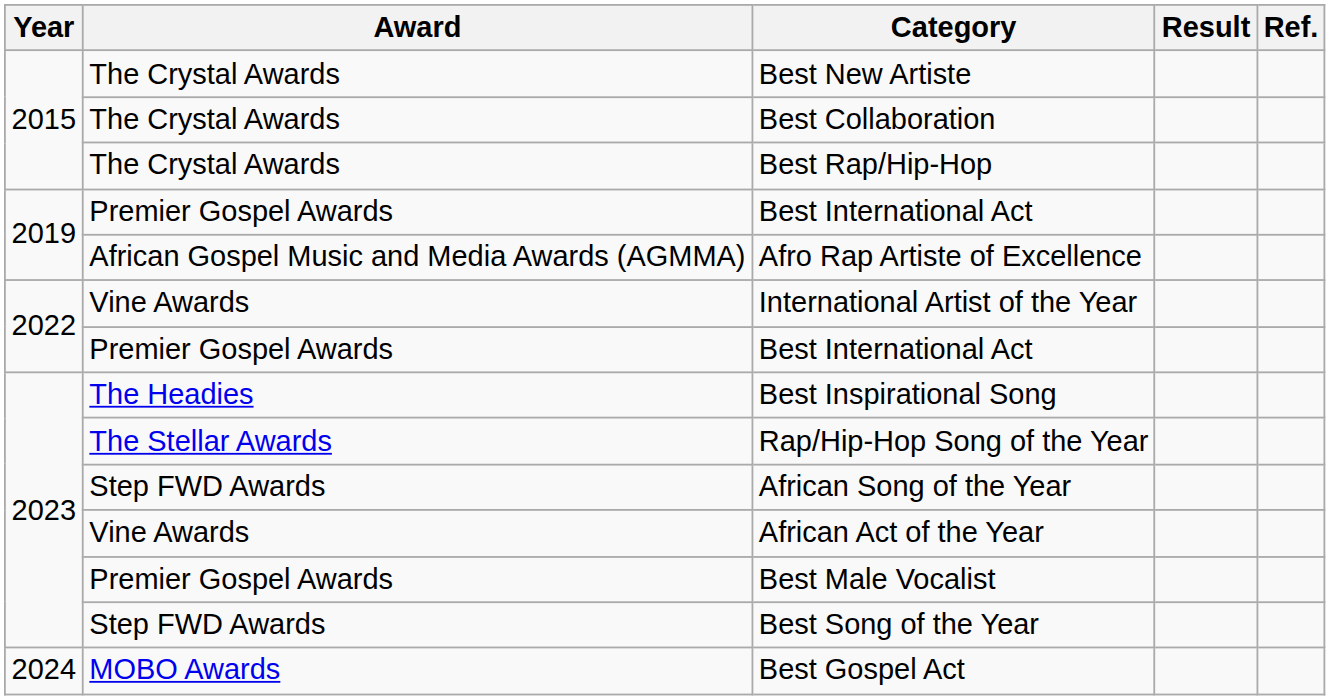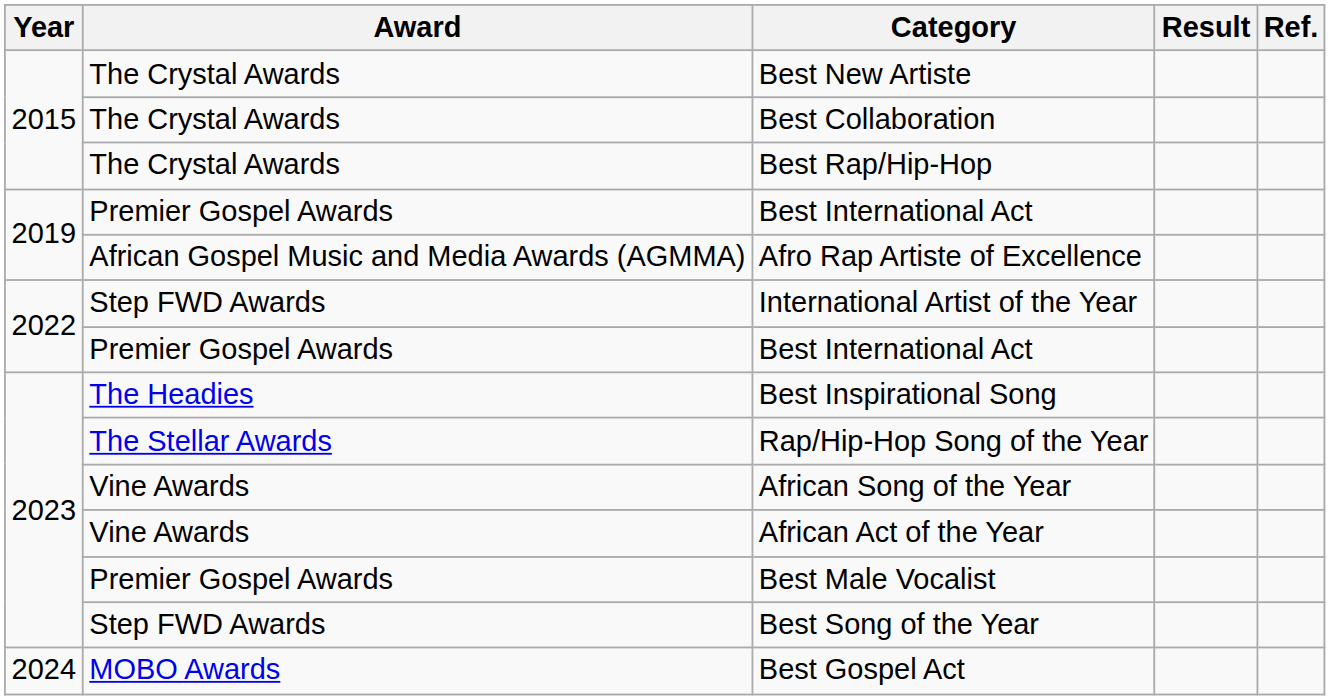(169, 303) Vine Awards -> (207, 303) Step FWD Awards
(207, 486) Step FWD Awards -> (169, 486) Vine Awards
